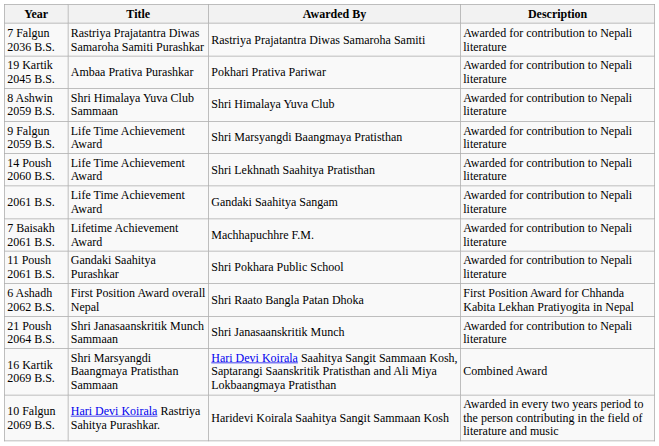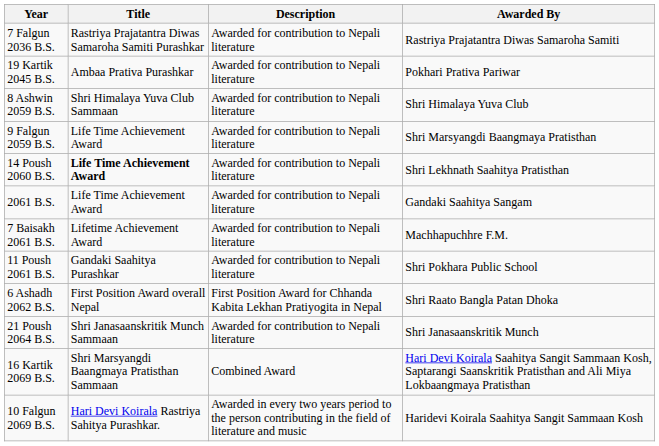columns swapped: (335, 14) <-> (558, 14)
(128, 169) normal -> (130, 169) bold
